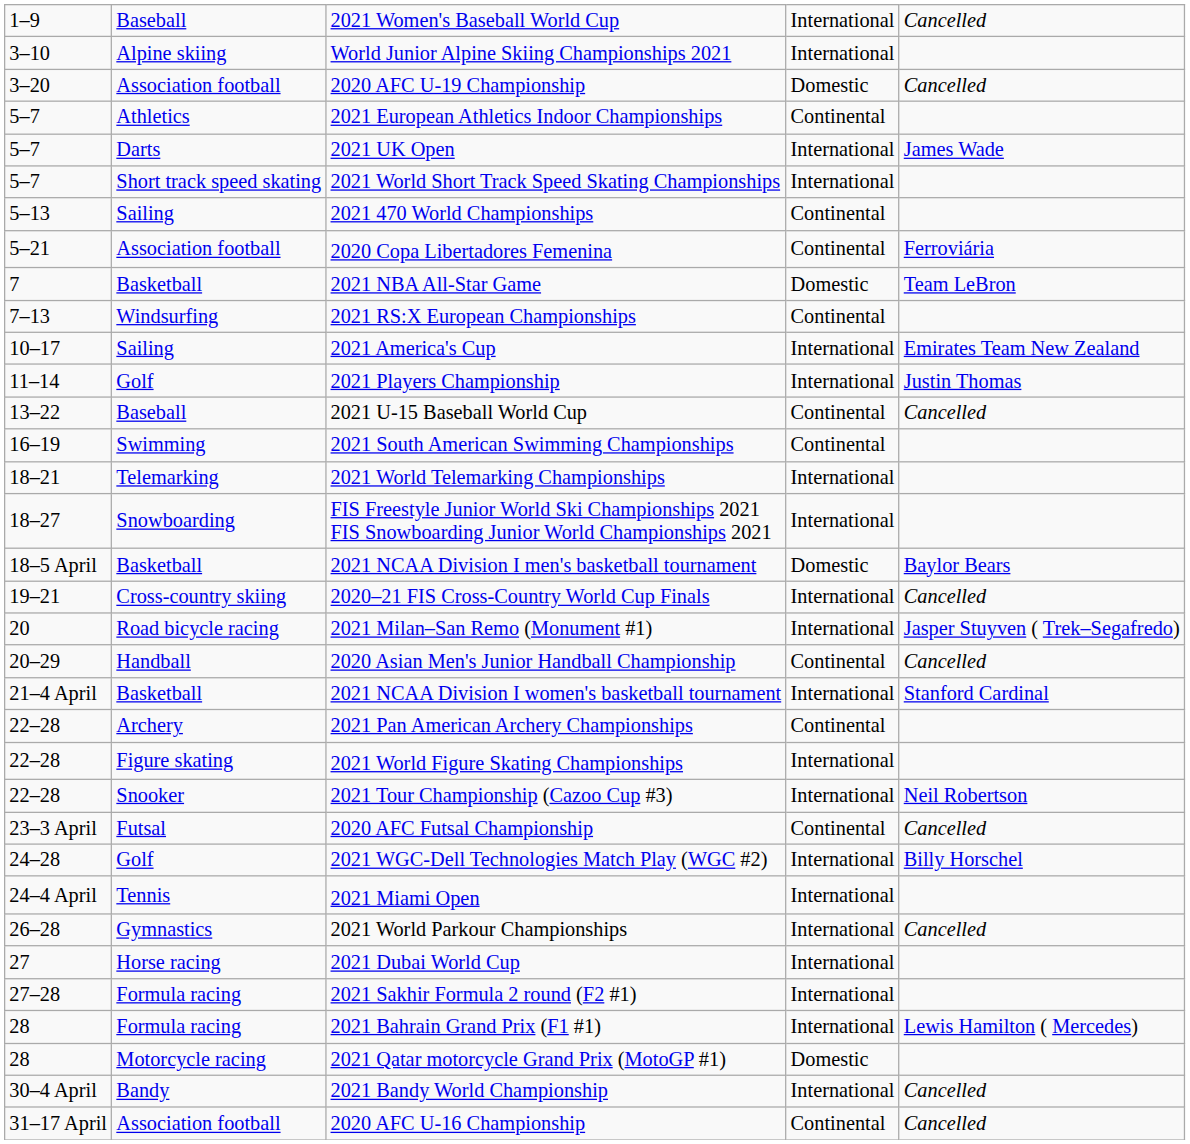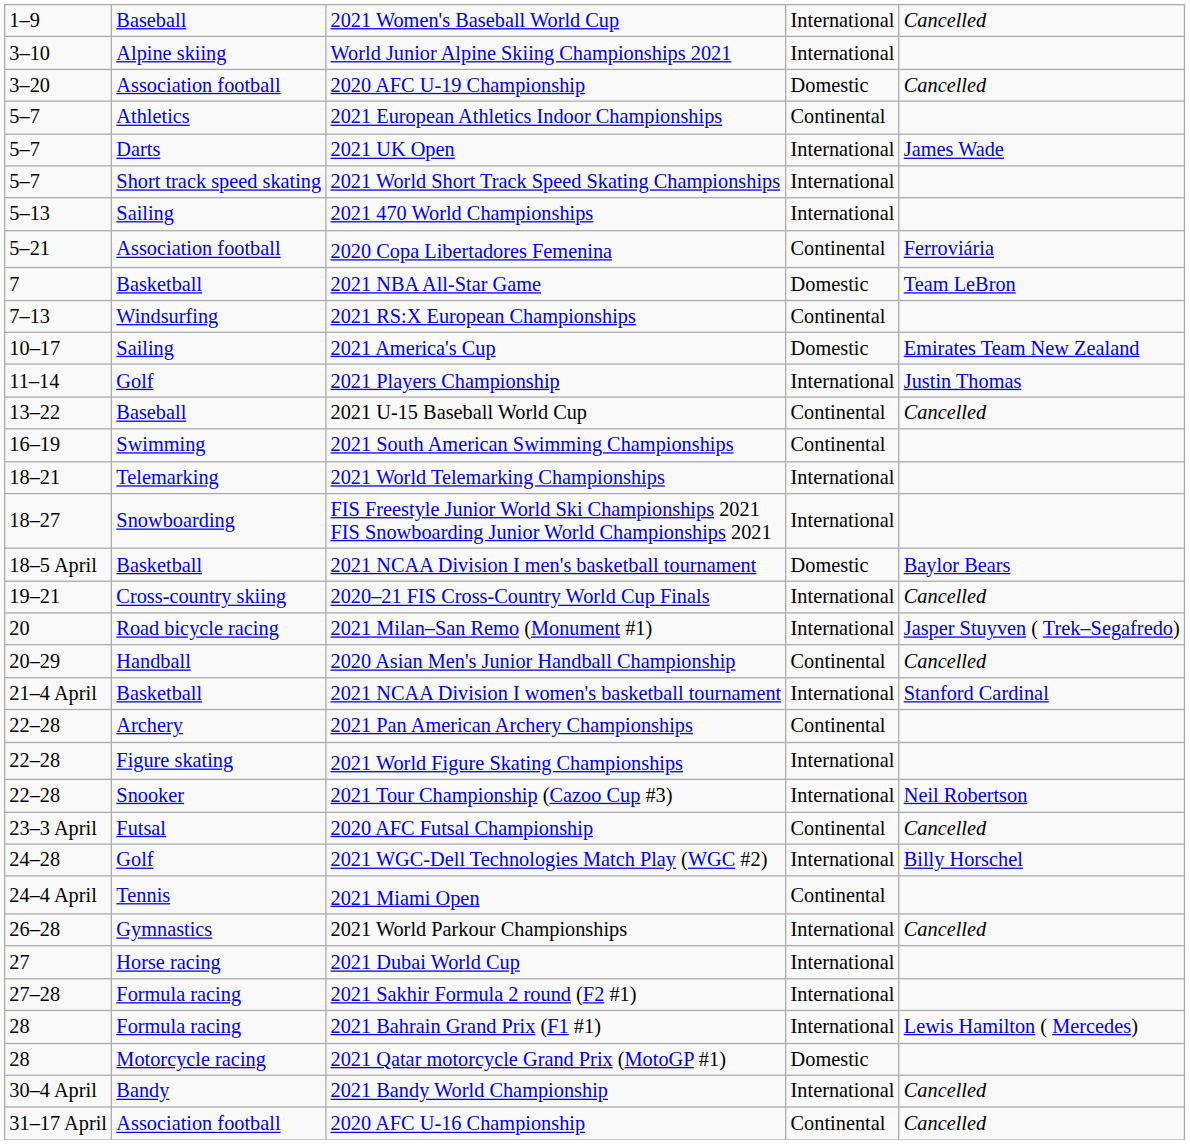(838, 213) Continental -> (842, 213) International
(842, 348) International -> (830, 348) Domestic
(842, 895) International -> (838, 895) Continental
